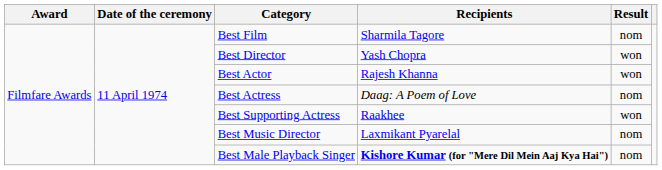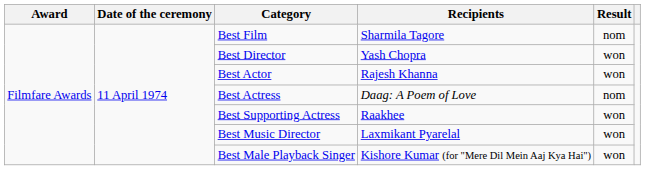(631, 134) nom -> (614, 134) won
(484, 154) bold -> (476, 154) normal
(631, 154) nom -> (614, 154) won
